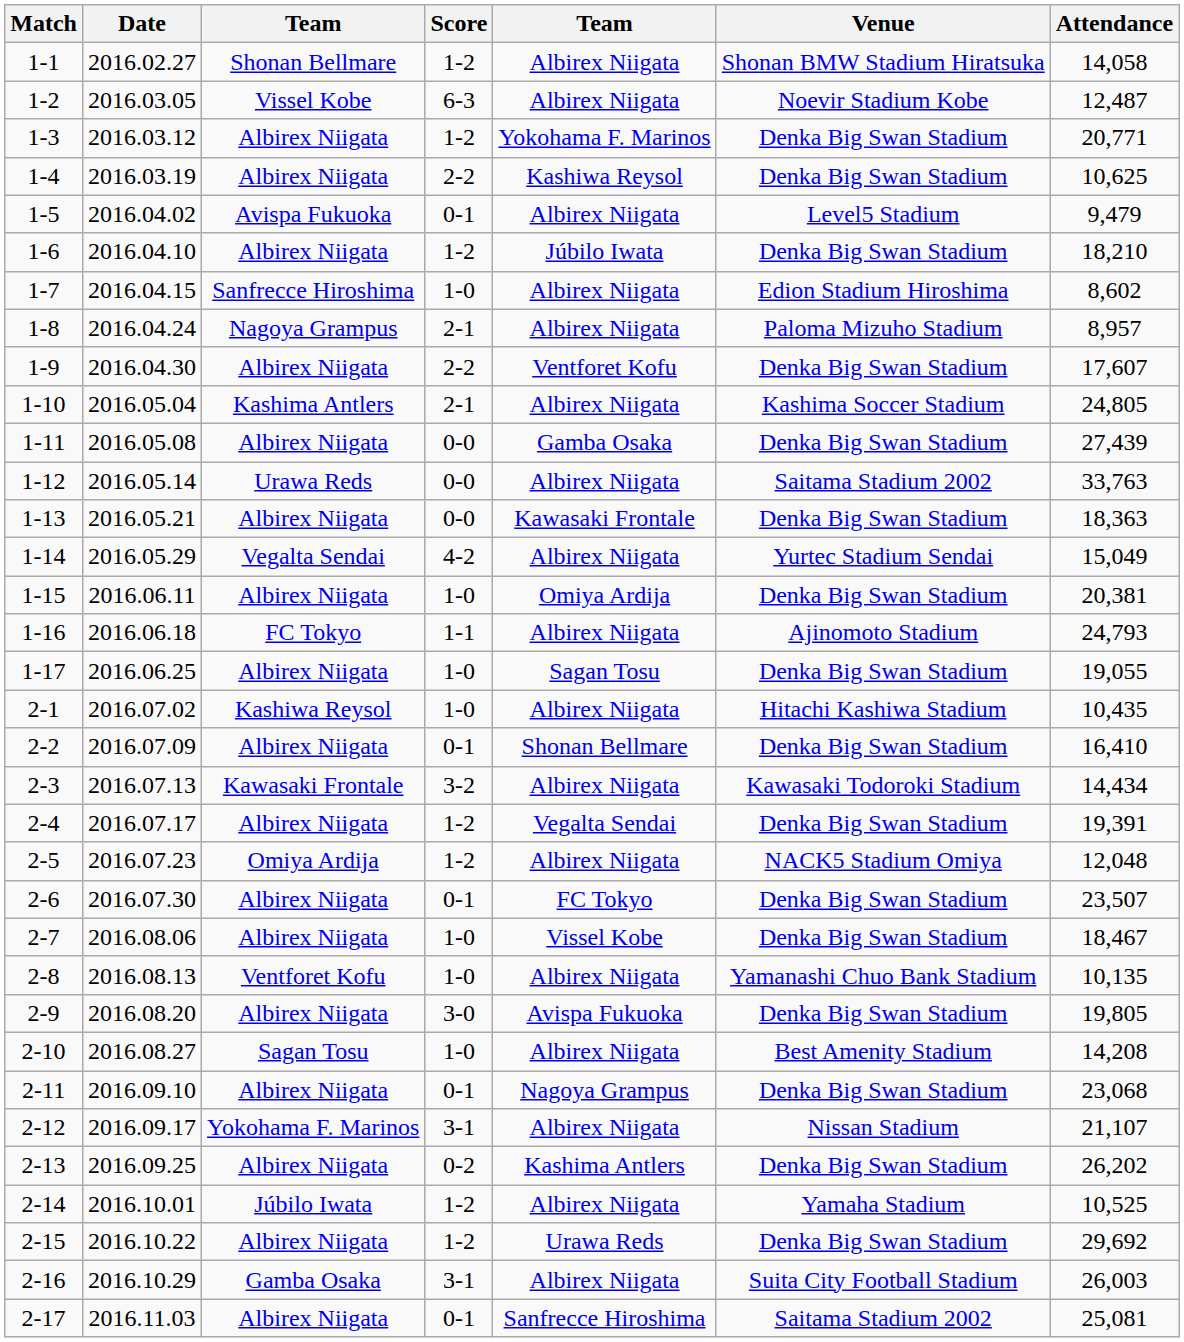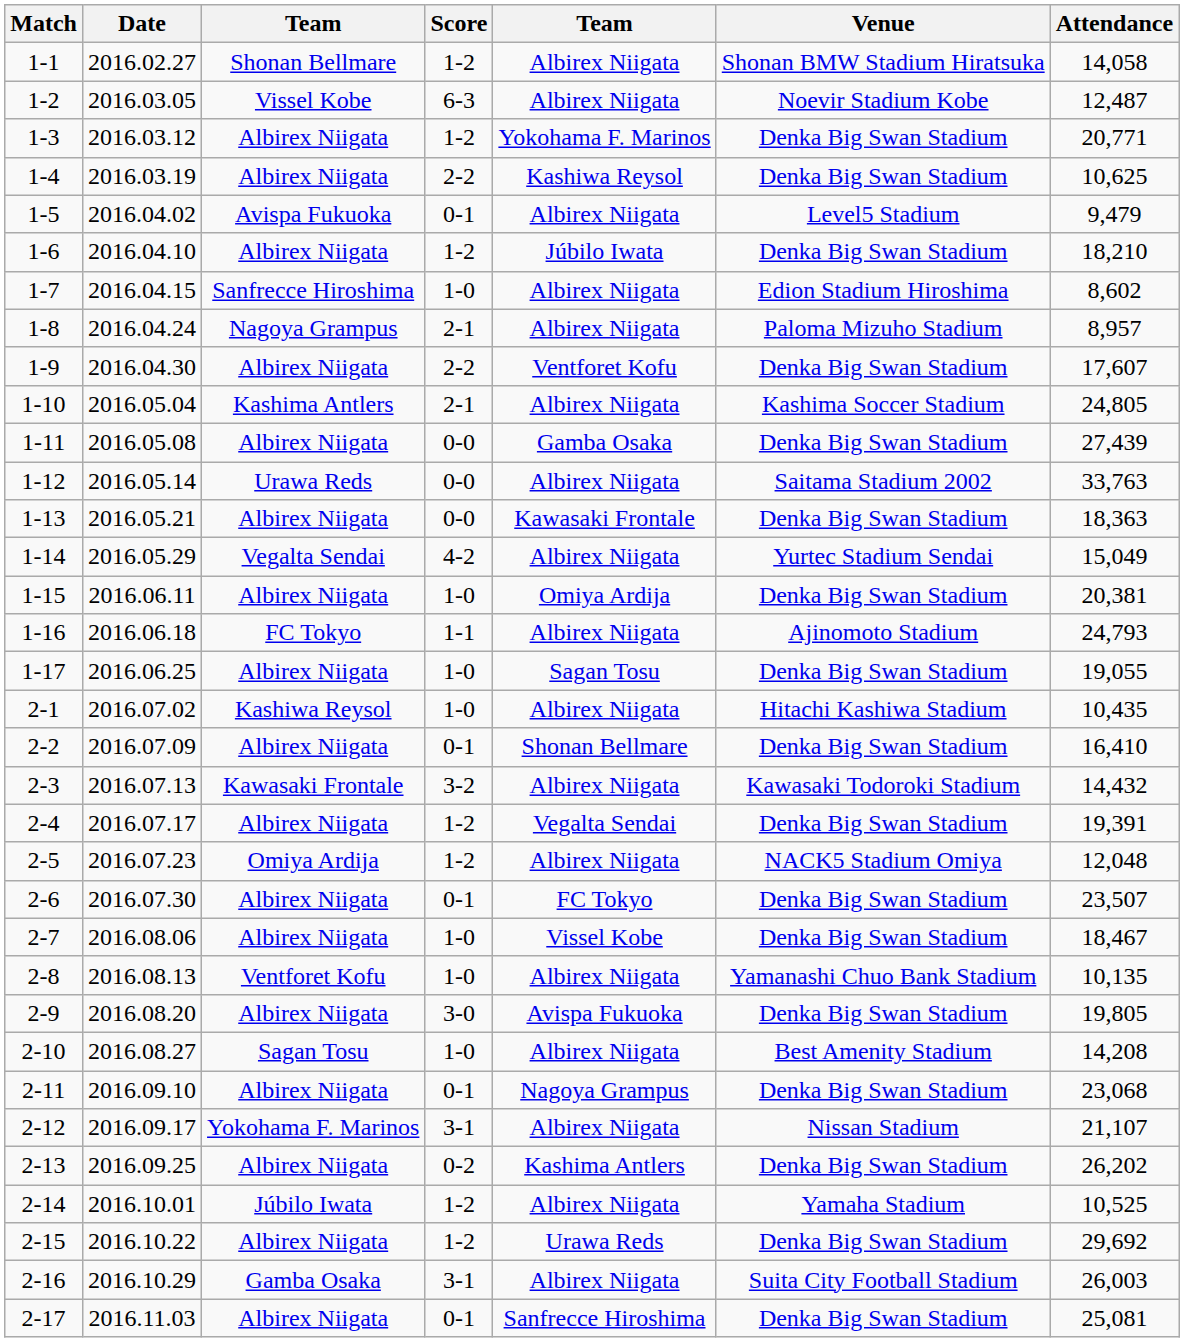(1114, 784) 14,434 -> (1114, 784) 14,432
(883, 1317) Saitama Stadium 2002 -> (883, 1317) Denka Big Swan Stadium
